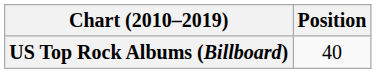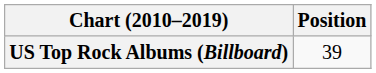(332, 52) 40 -> (332, 52) 39
